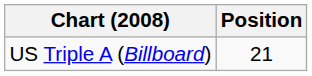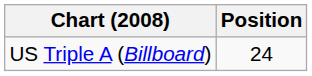(262, 53) 21 -> (262, 53) 24
